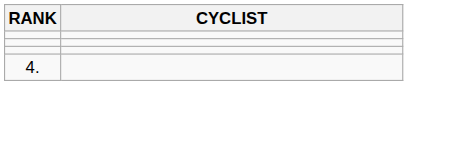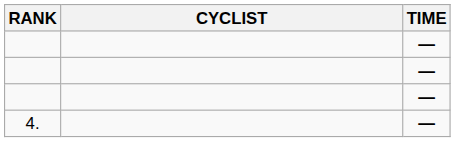+ column: (427, 18)
